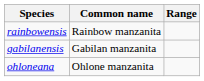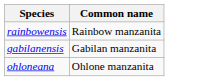- column: (182, 13)
